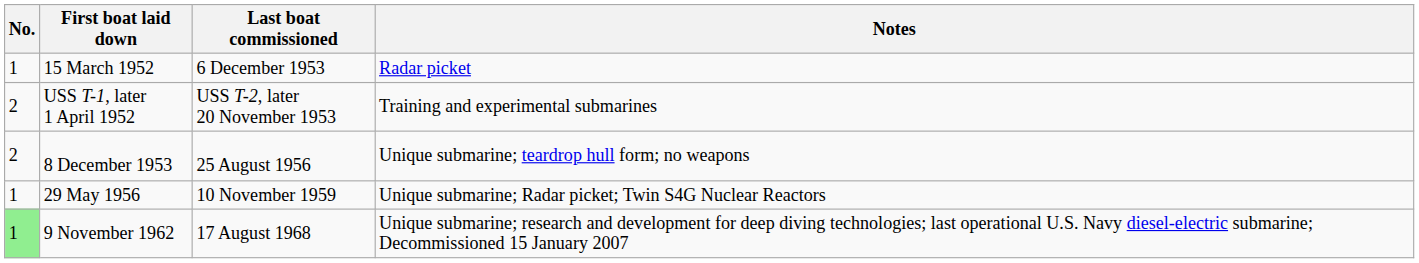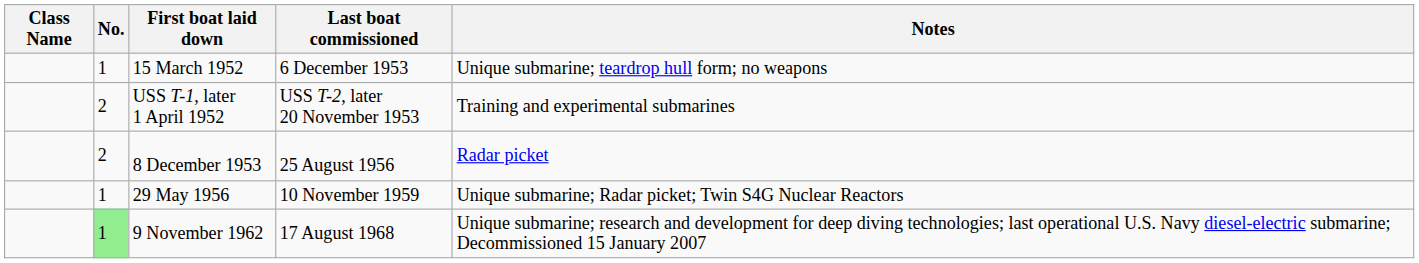+ column: (49, 29)
(425, 67) Radar picket -> (642, 67) Unique submarine; teardrop hull form; no weapons
(564, 155) Unique submarine; teardrop hull form; no weapons -> (503, 155) Radar picket
